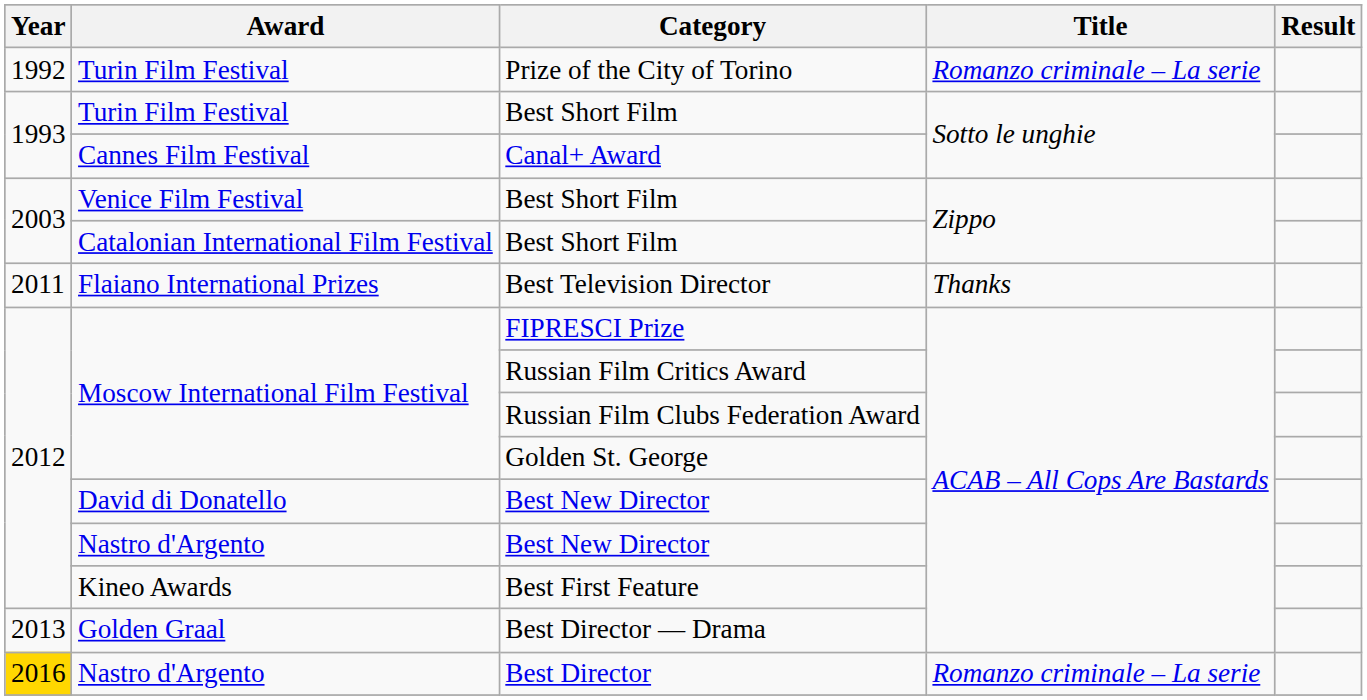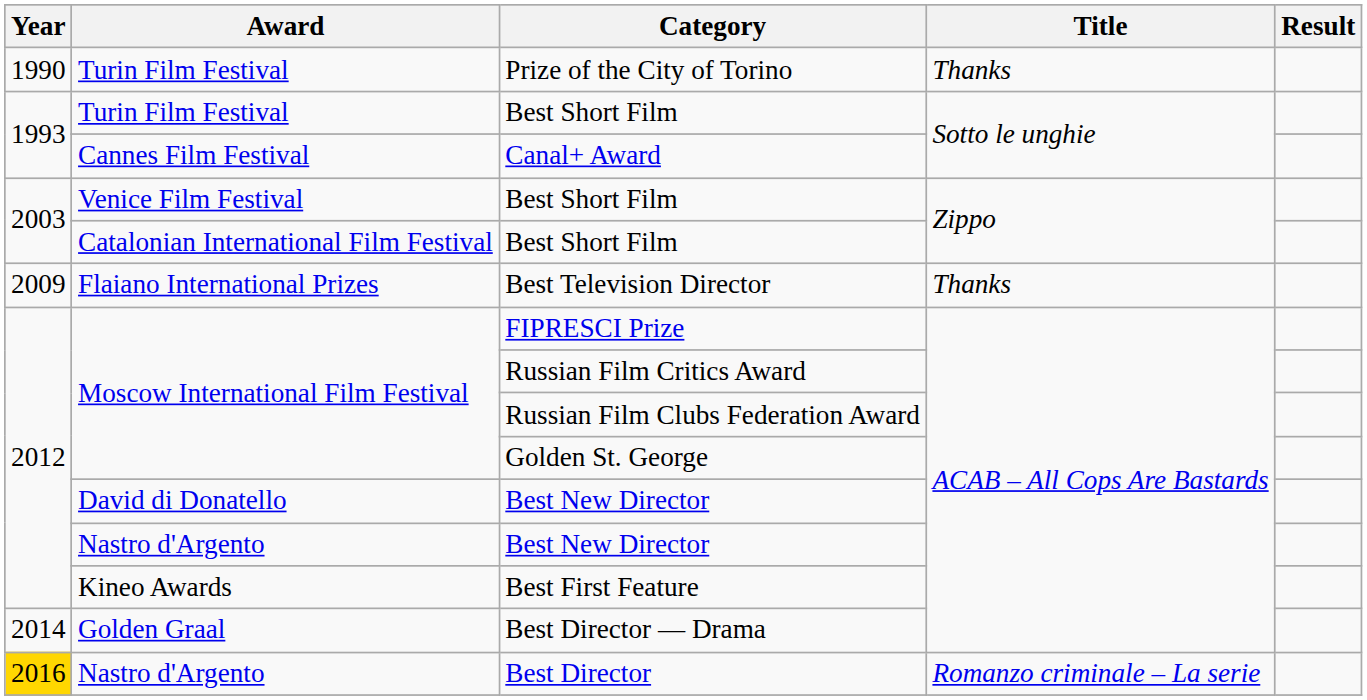(38, 69) 1992 -> (38, 69) 1990
(1096, 69) Romanzo criminale – La serie -> (972, 69) Thanks
(38, 284) 2011 -> (38, 284) 2009
(38, 629) 2013 -> (38, 629) 2014
